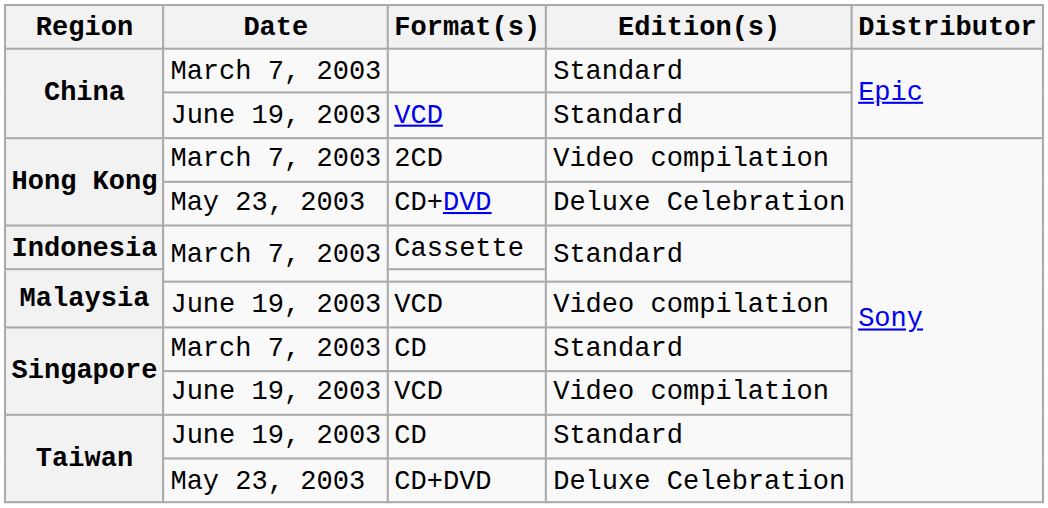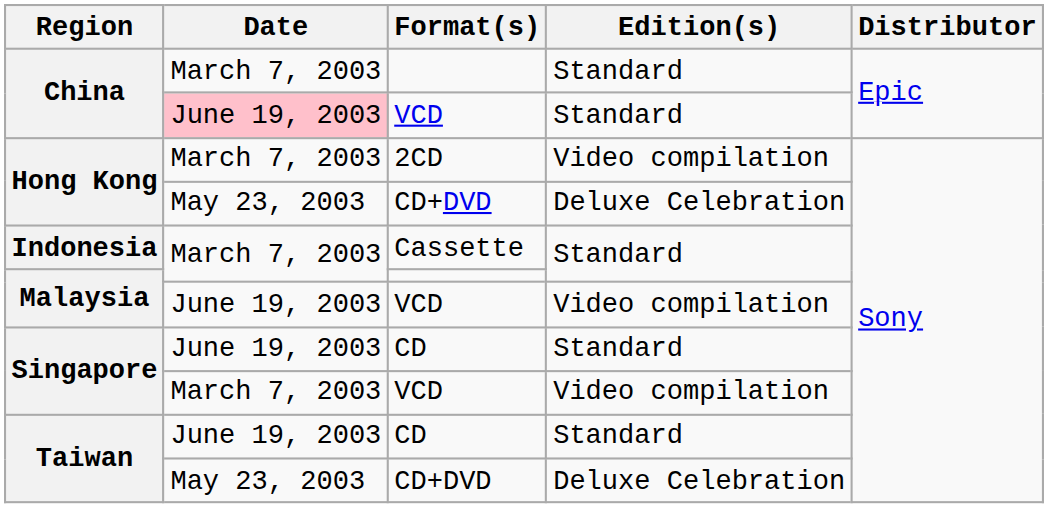(276, 115) no background -> (276, 115) pink background
(276, 348) March 7, 2003 -> (276, 348) June 19, 2003
(276, 393) June 19, 2003 -> (276, 393) March 7, 2003
